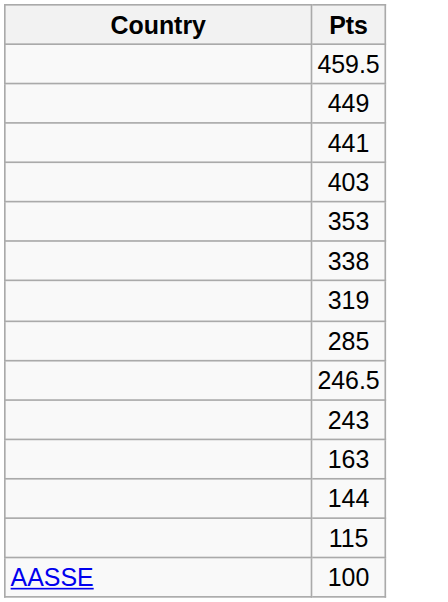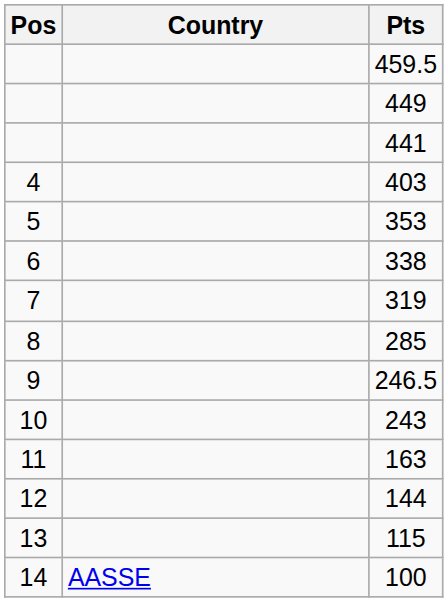+ column: (33, 25)
